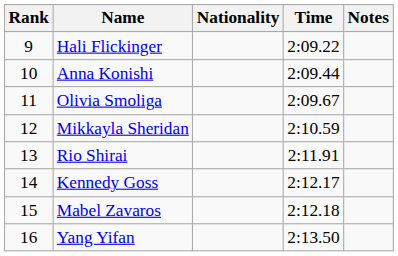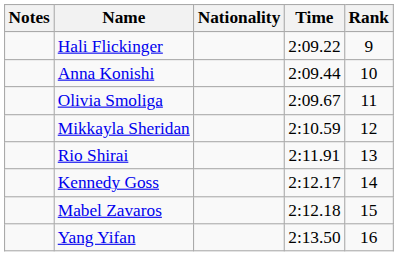columns swapped: (29, 18) <-> (368, 18)
